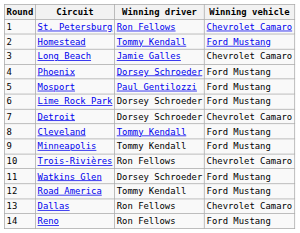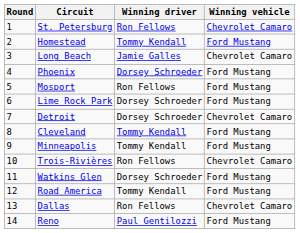(157, 86) Paul Gentilozzi -> (146, 86) Ron Fellows
(146, 221) Ron Fellows -> (157, 221) Paul Gentilozzi
